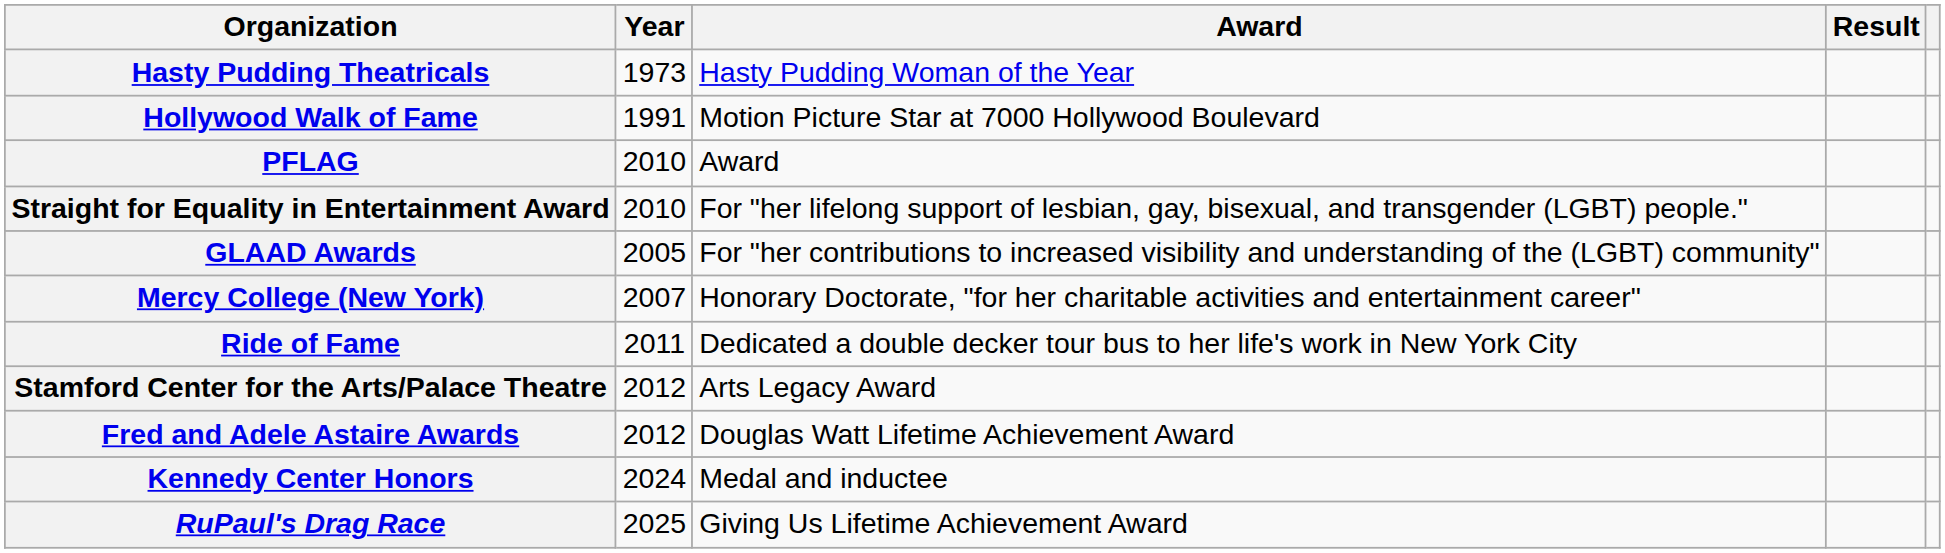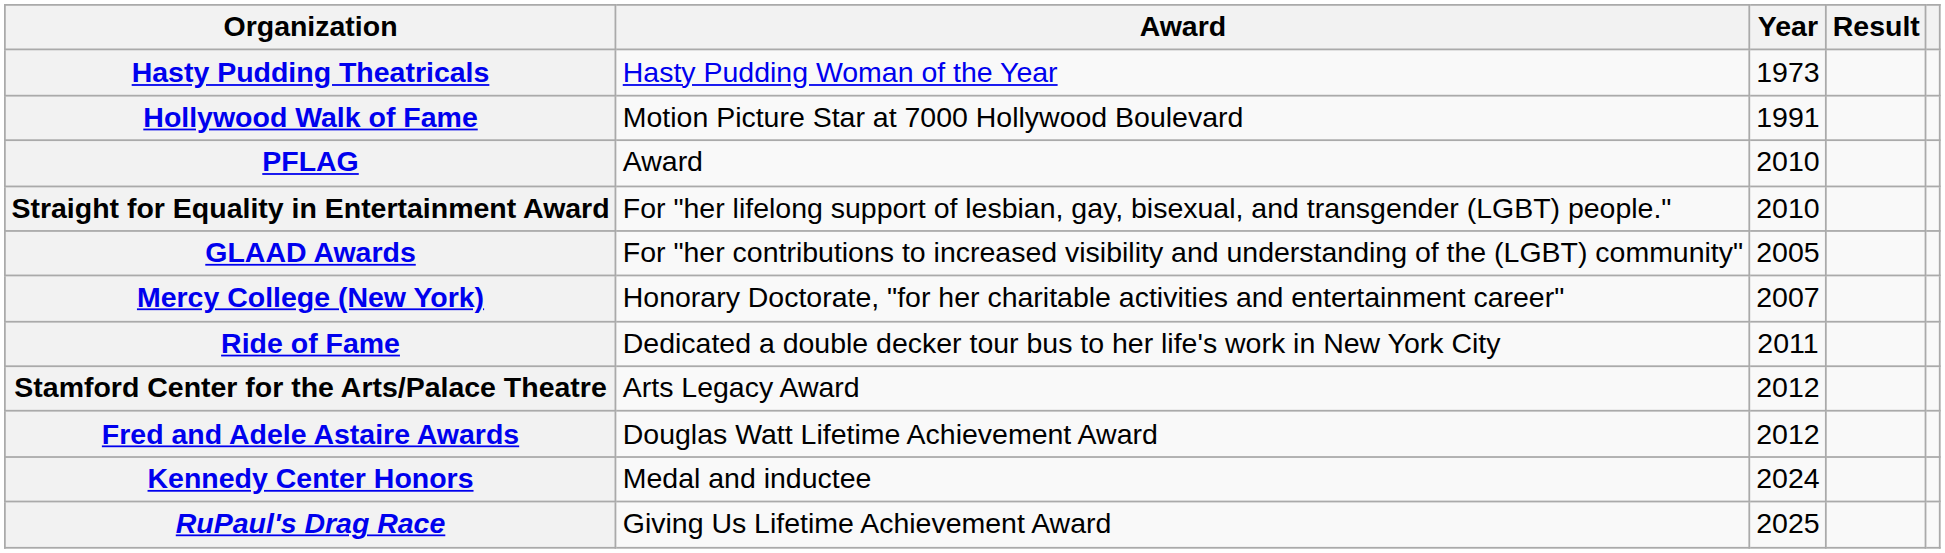columns swapped: (654, 27) <-> (1259, 27)
